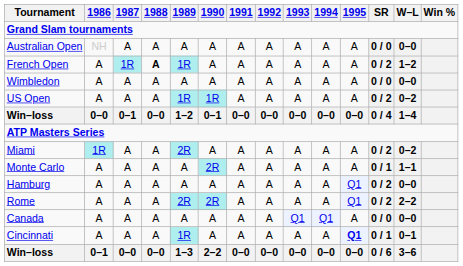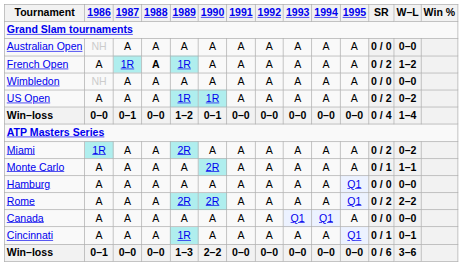(99, 81) A -> (99, 81) NH
(381, 183) 0 / 2 -> (381, 183) 0 / 0
(354, 235) bold -> (354, 235) normal
